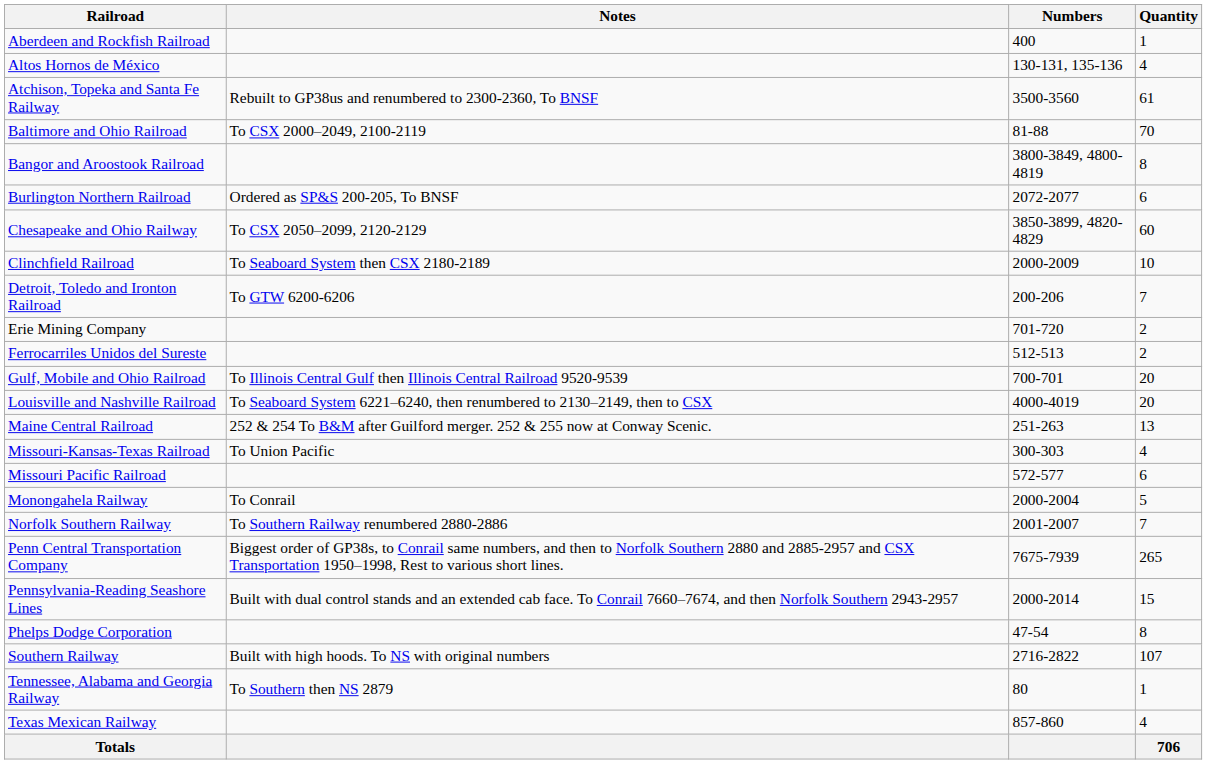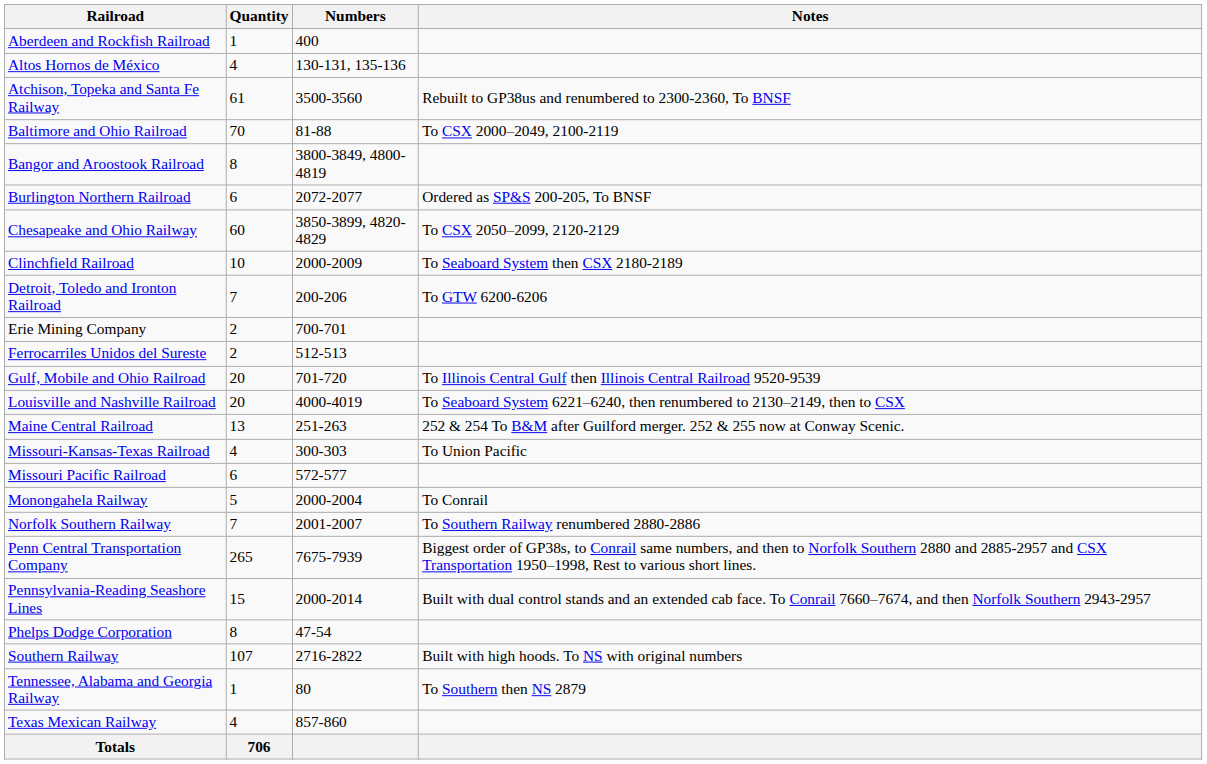columns swapped: (1169, 16) <-> (617, 16)
(1038, 329) 701-720 -> (321, 329) 700-701
(1038, 378) 700-701 -> (321, 378) 701-720
